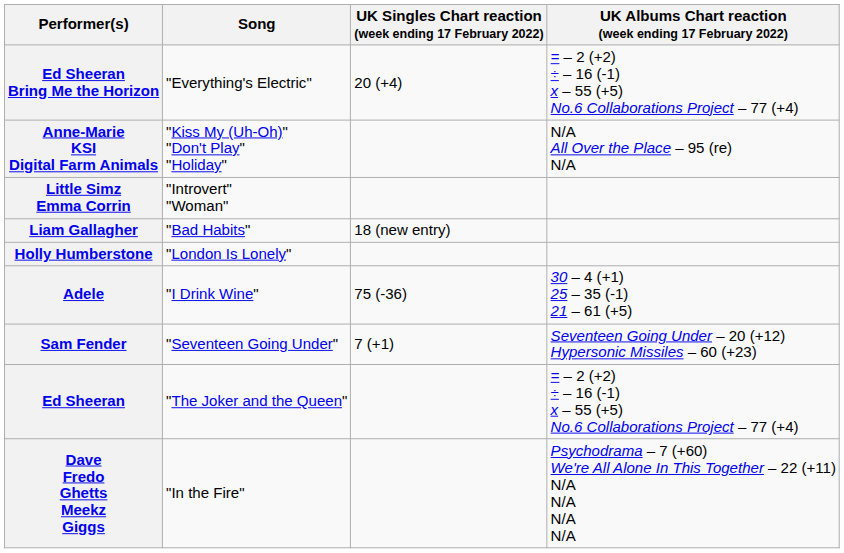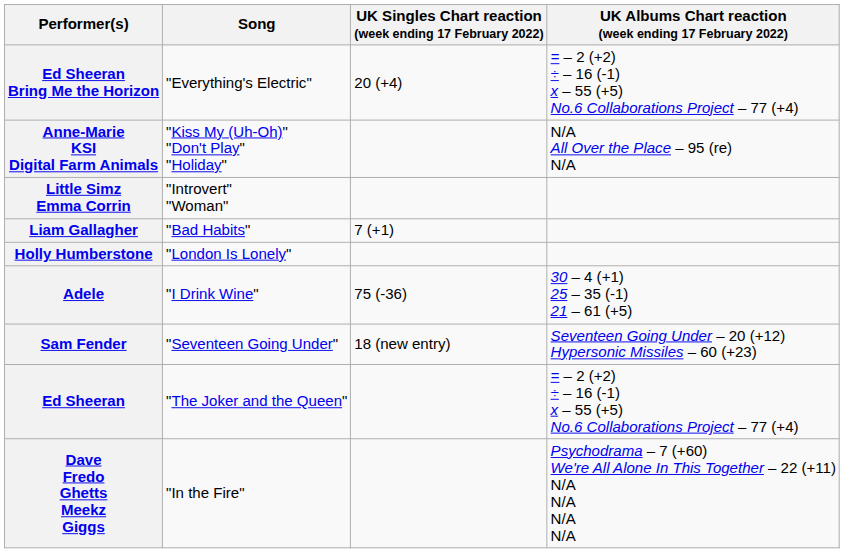(402, 230) 18 (new entry) -> (374, 230) 7 (+1)
(374, 344) 7 (+1) -> (402, 344) 18 (new entry)
